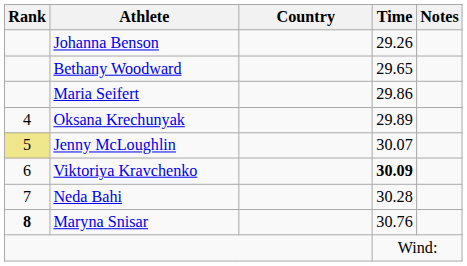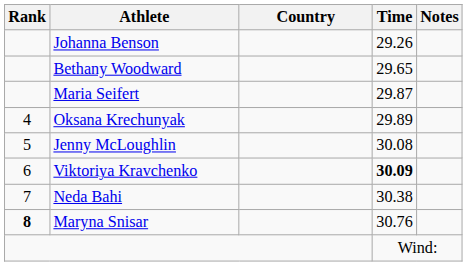(395, 94) 29.86 -> (395, 94) 29.87
(27, 145) khaki background -> (27, 145) no background
(395, 145) 30.07 -> (395, 145) 30.08
(395, 196) 30.28 -> (395, 196) 30.38
